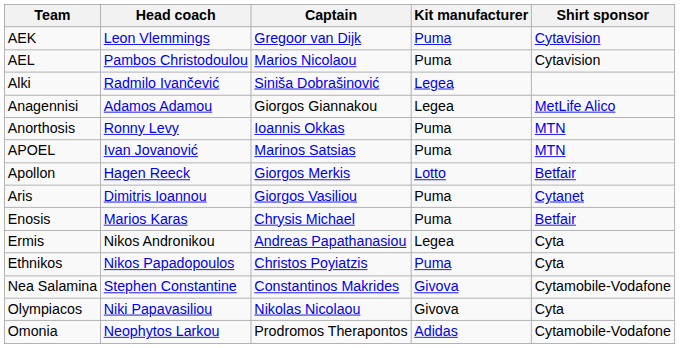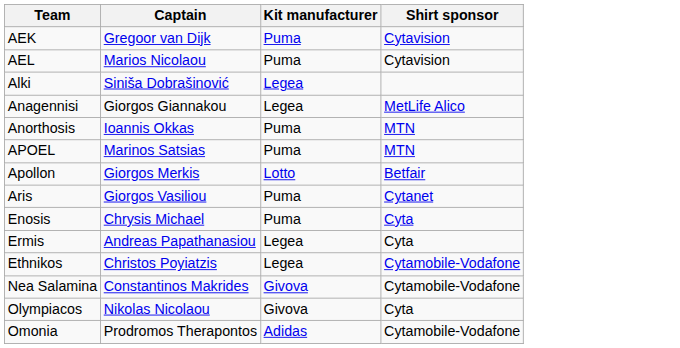- column: (176, 15)
(555, 219) Betfair -> (399, 219) Cyta
(433, 264) Puma -> (283, 264) Legea
(549, 264) Cyta -> (452, 264) Cytamobile-Vodafone
